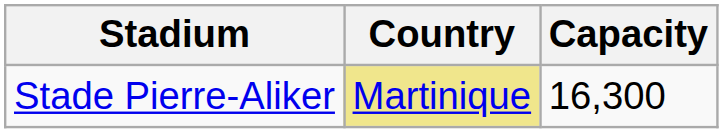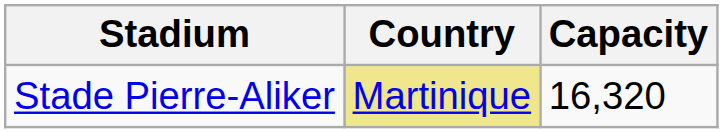(607, 95) 16,300 -> (607, 95) 16,320
